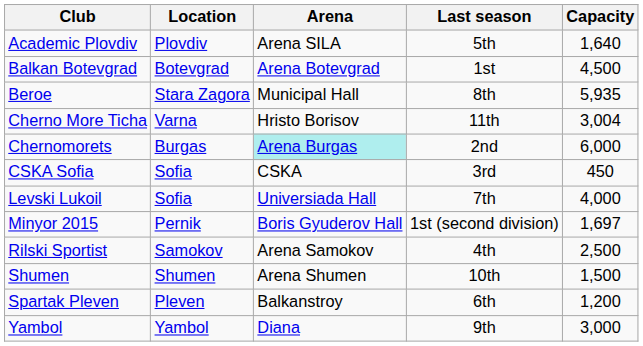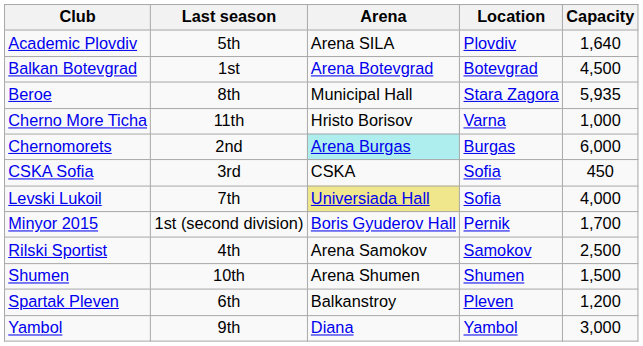columns swapped: (484, 17) <-> (202, 17)
(600, 120) 3,004 -> (600, 120) 1,000
(317, 198) no background -> (370, 198) khaki background
(600, 224) 1,697 -> (600, 224) 1,700
